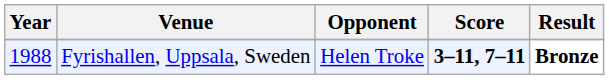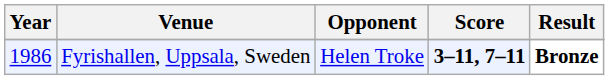(30, 56) 1988 -> (30, 56) 1986
